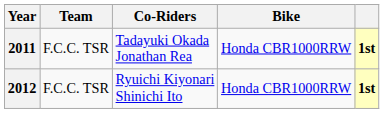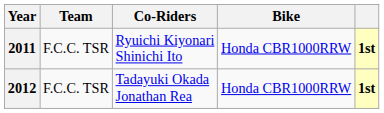(162, 48) Tadayuki Okada Jonathan Rea -> (165, 48) Ryuichi Kiyonari Shinichi Ito
(165, 88) Ryuichi Kiyonari Shinichi Ito -> (162, 88) Tadayuki Okada Jonathan Rea
